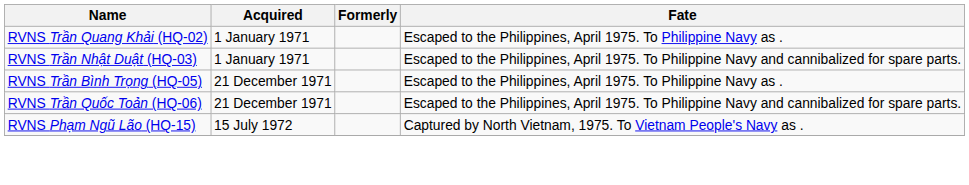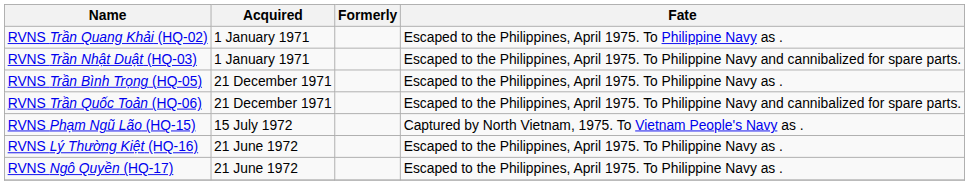+ row: (103, 147)
+ row: (91, 169)
